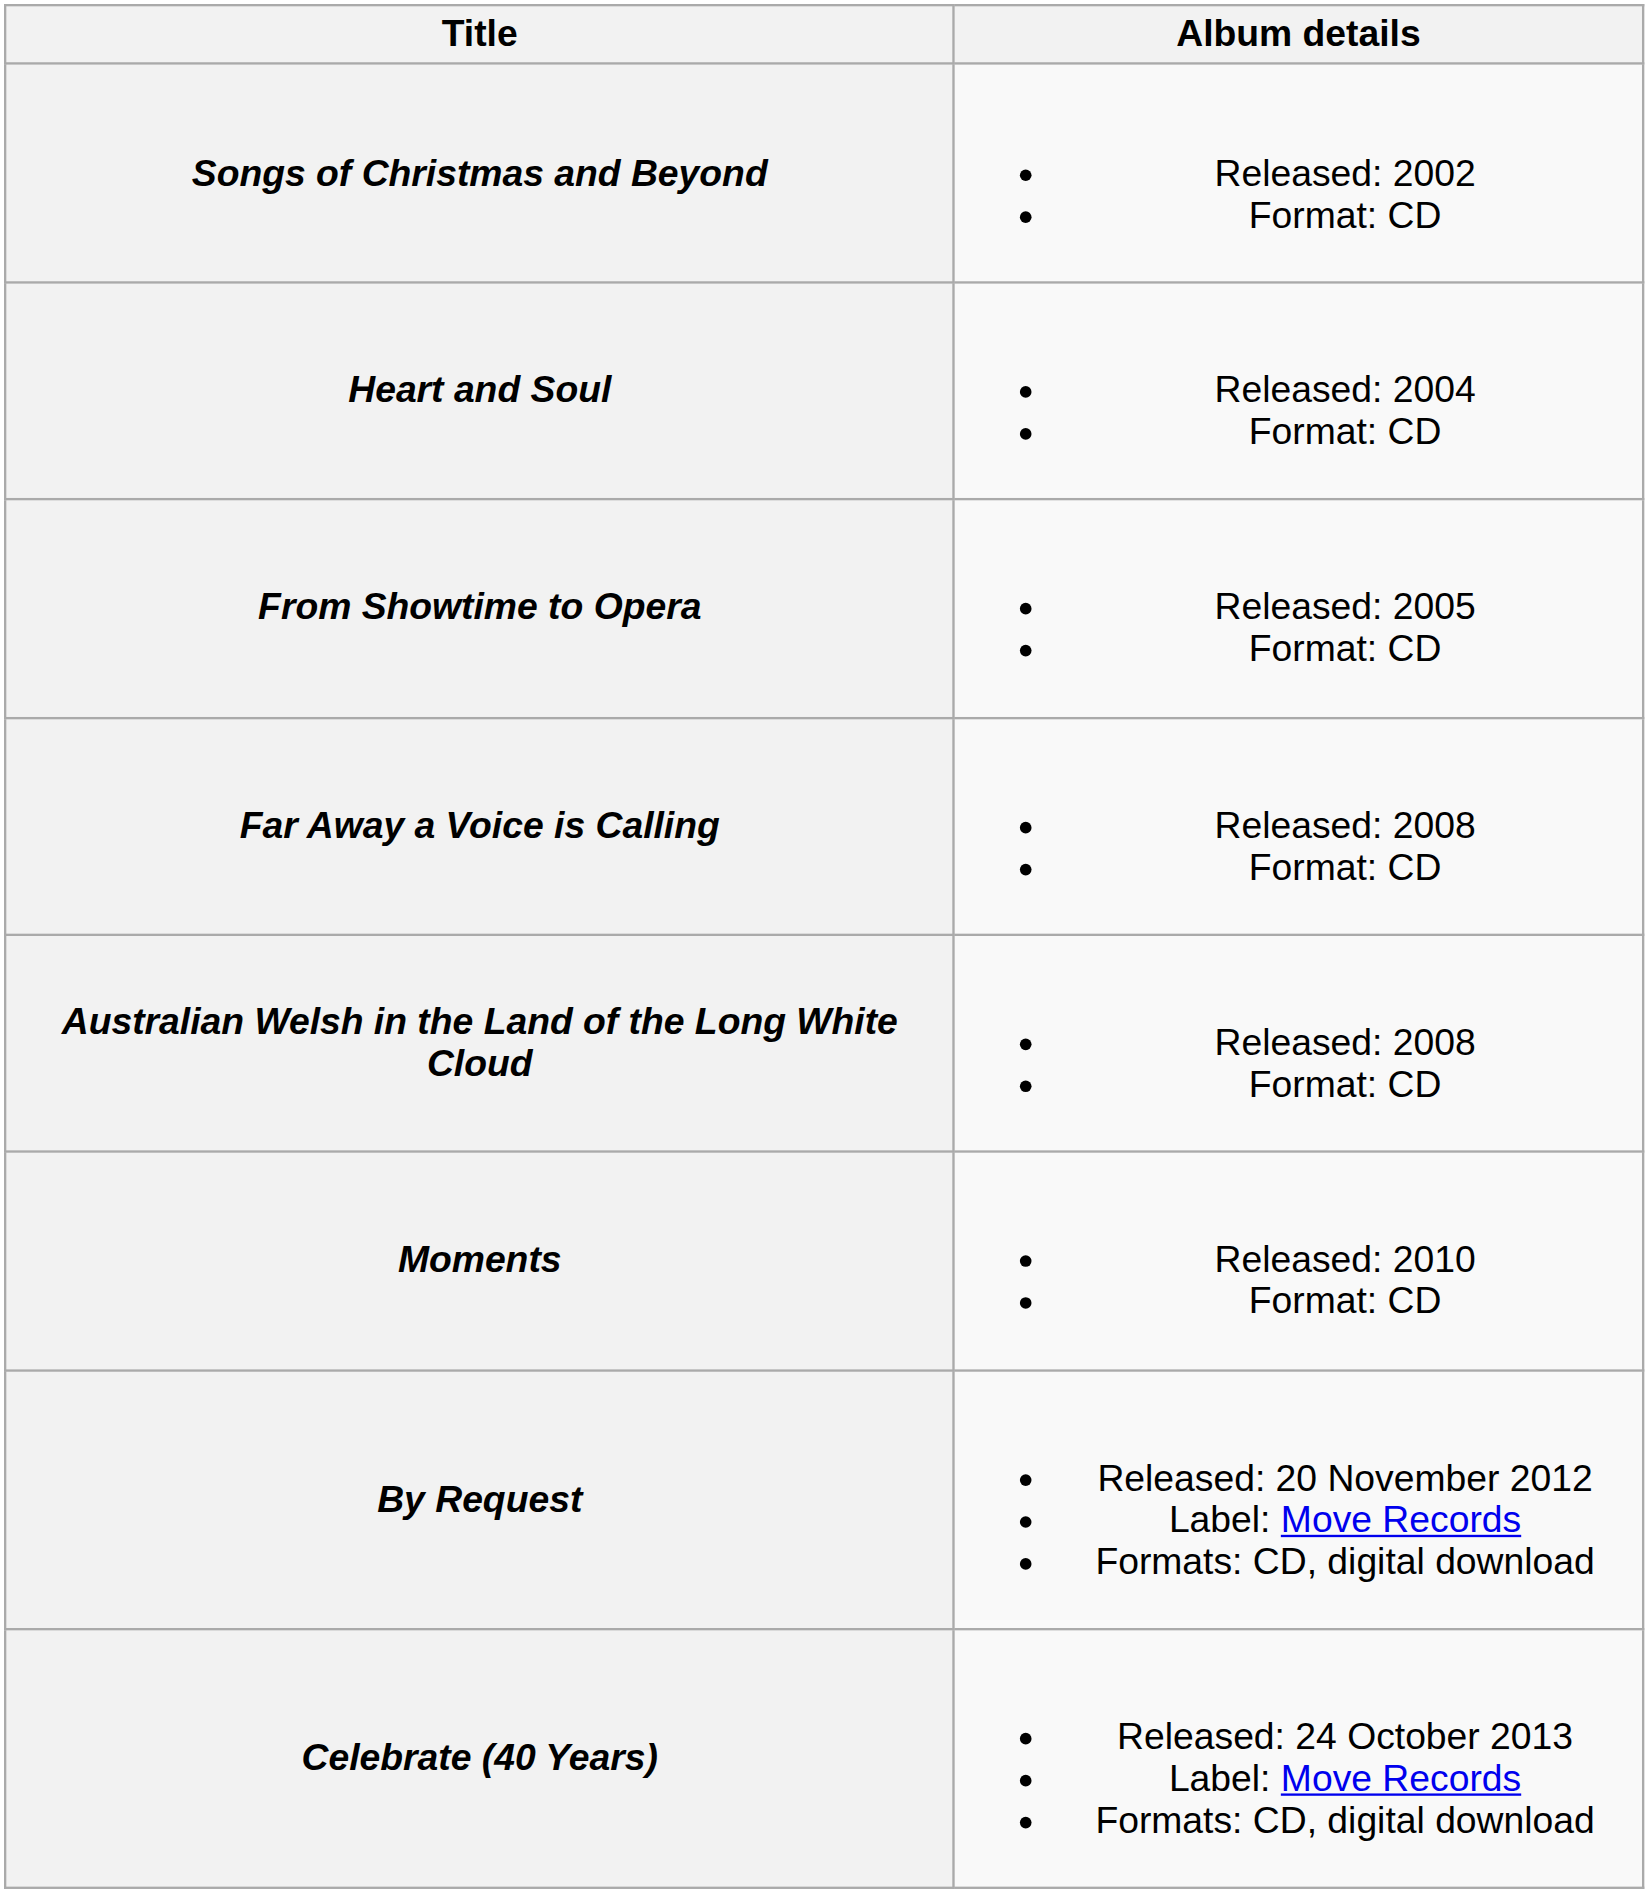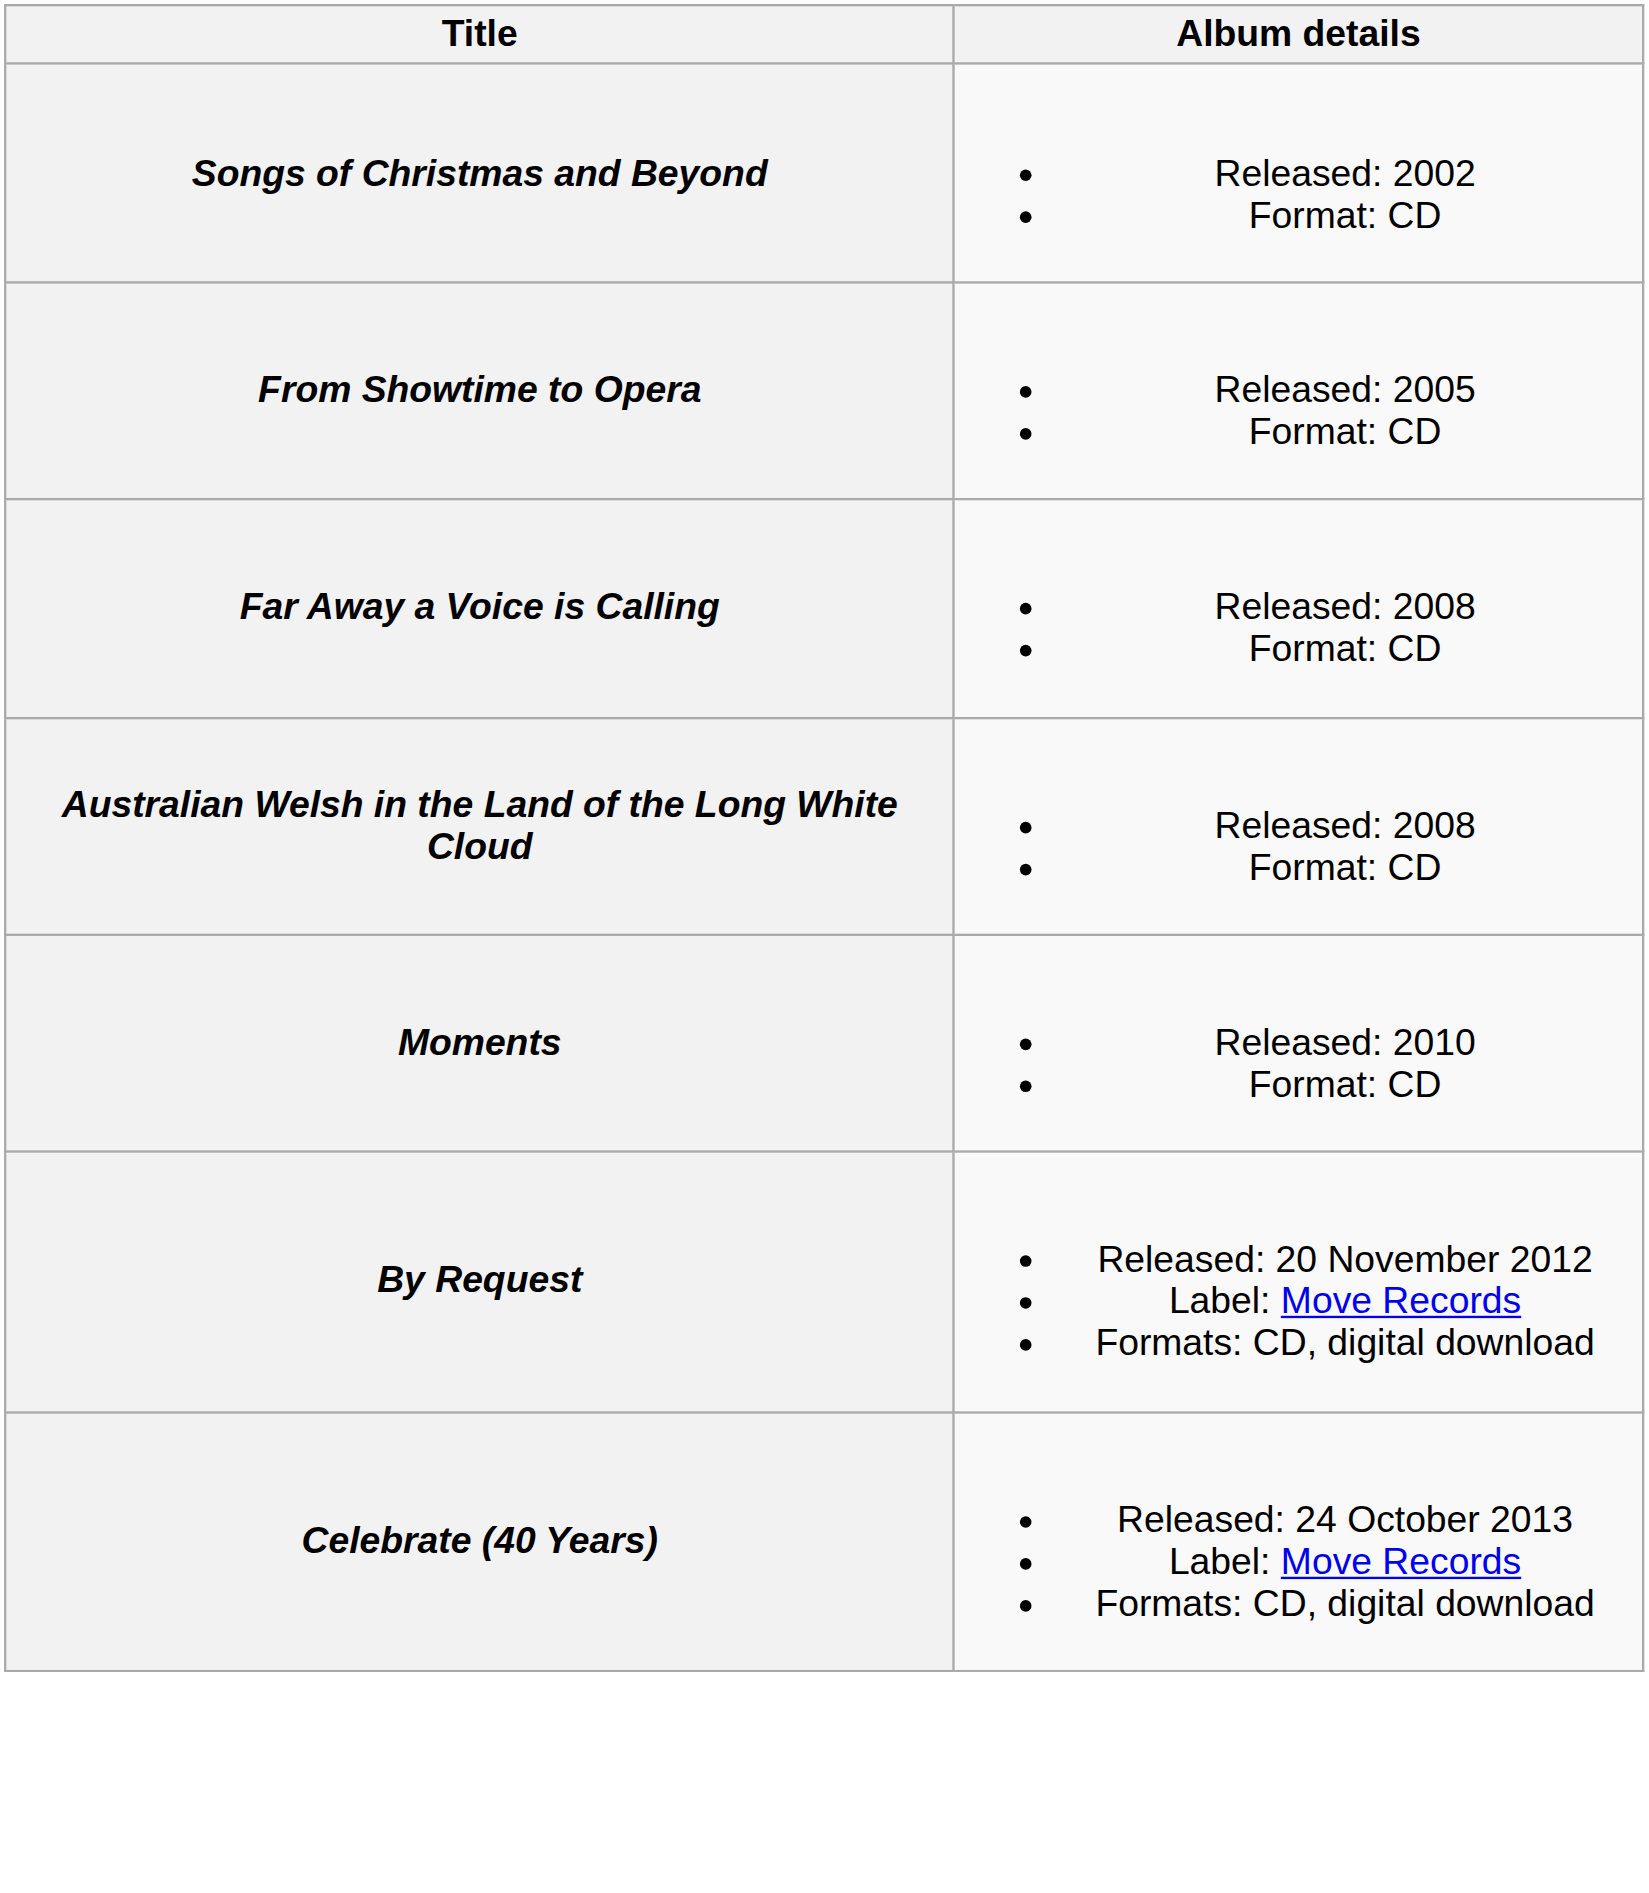- row: (480, 389)
